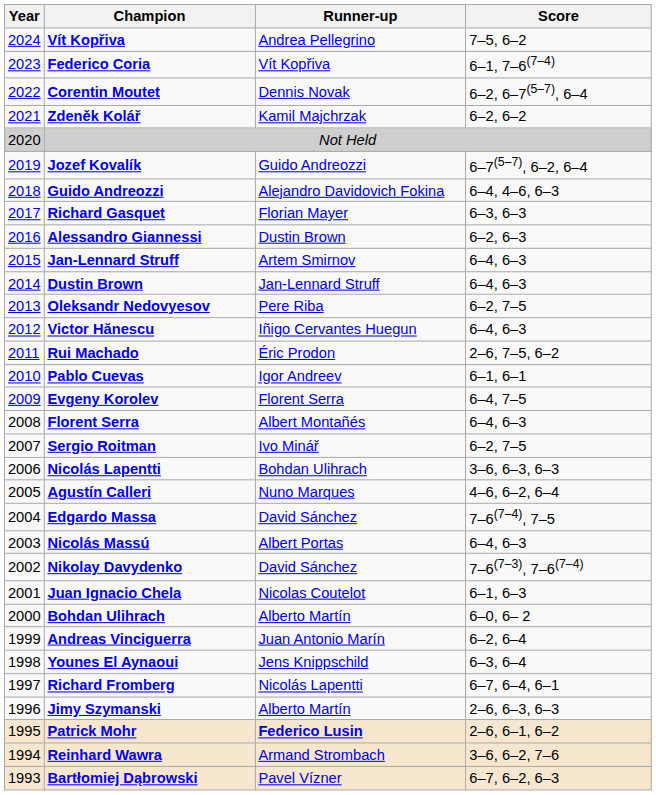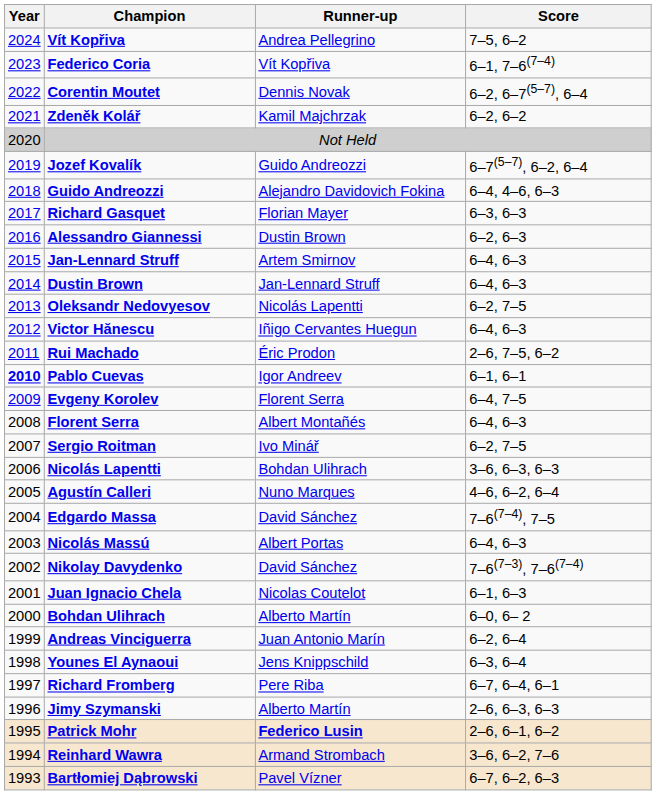(291, 307) Pere Riba -> (311, 307) Nicolás Lapentti
(24, 376) normal -> (24, 376) bold
(311, 686) Nicolás Lapentti -> (291, 686) Pere Riba
